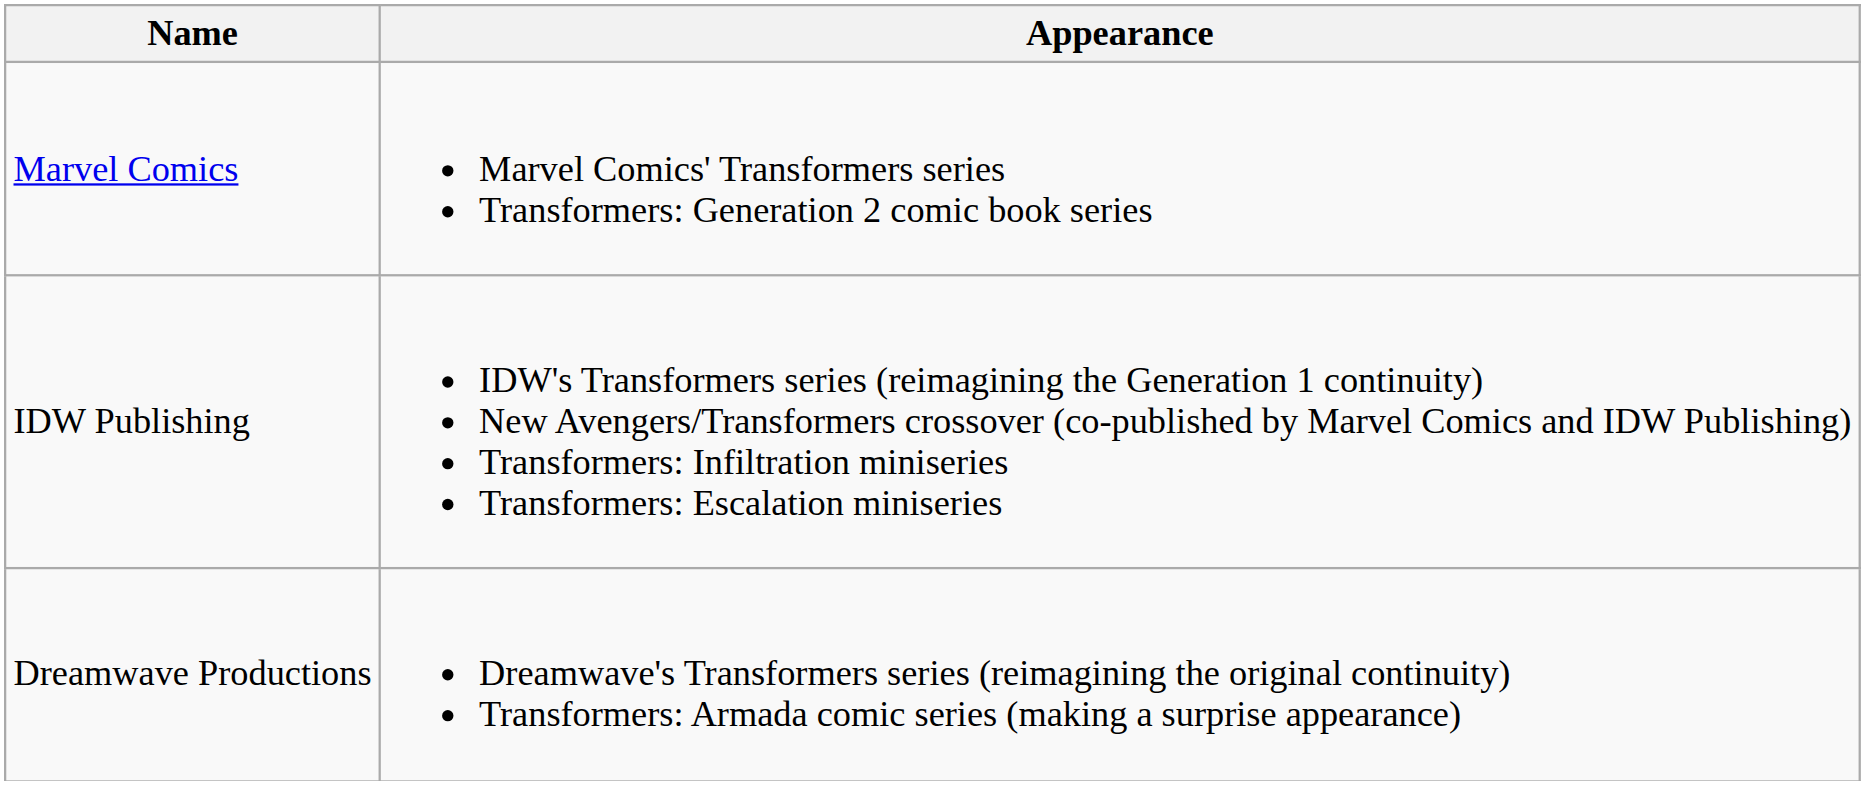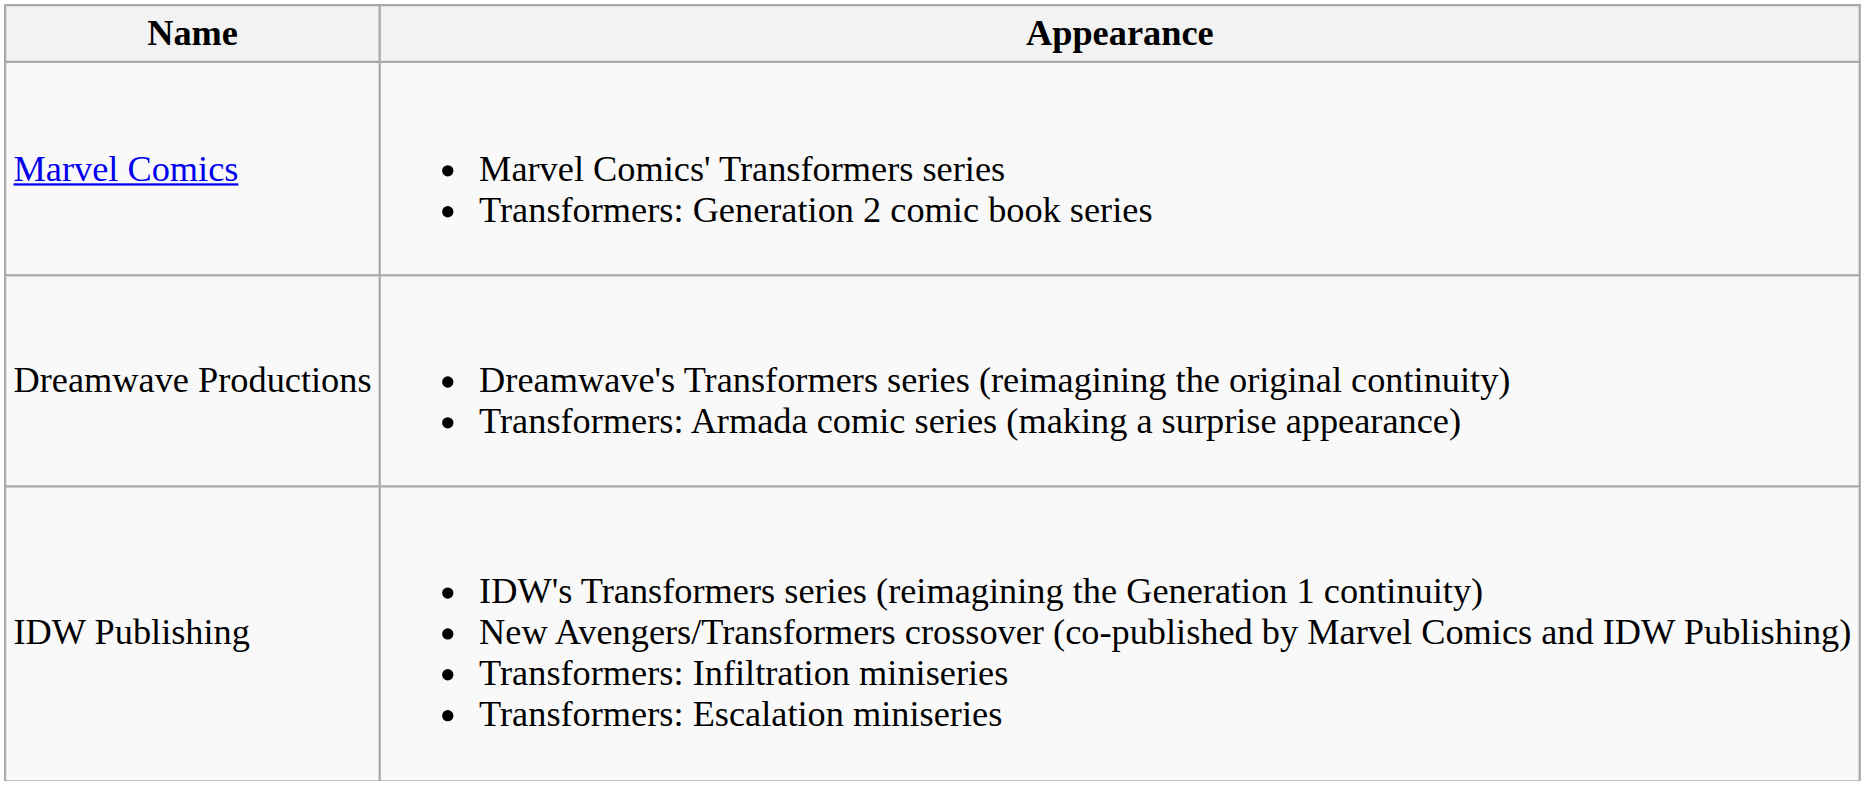rows swapped: (193, 673) <-> (132, 420)
